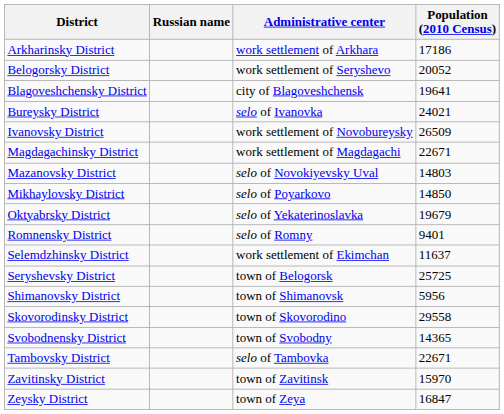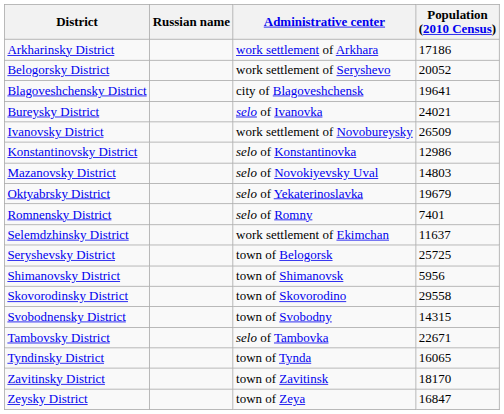+ row: (72, 152)
- row: (73, 152)
- row: (66, 193)
(432, 234) 9401 -> (432, 214) 7401
(435, 337) 14365 -> (435, 317) 14315
+ row: (56, 358)
(435, 378) 15970 -> (435, 378) 18170
